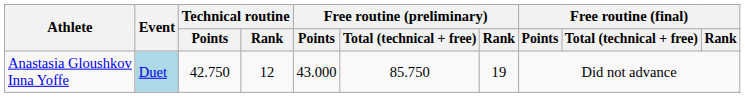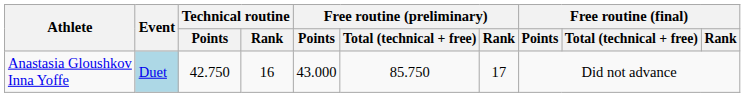(267, 72) 12 -> (267, 72) 16
(499, 72) 19 -> (499, 72) 17
